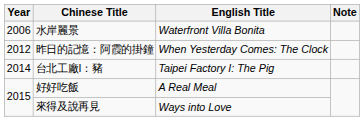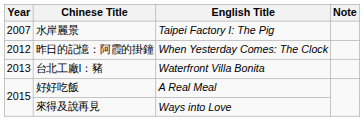(19, 31) 2006 -> (19, 31) 2007
(212, 31) Waterfront Villa Bonita -> (216, 31) Taipei Factory I: The Pig
(19, 69) 2014 -> (19, 69) 2013
(216, 69) Taipei Factory I: The Pig -> (212, 69) Waterfront Villa Bonita
